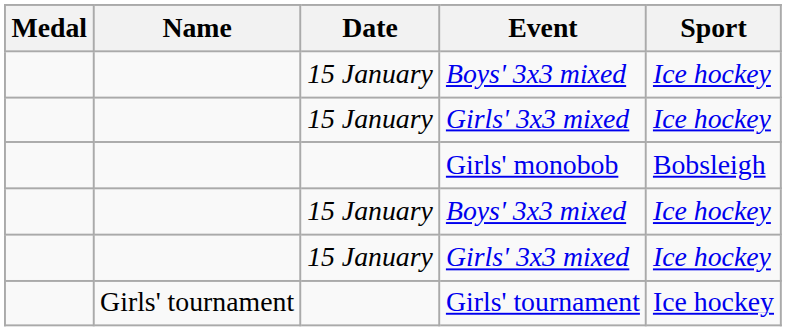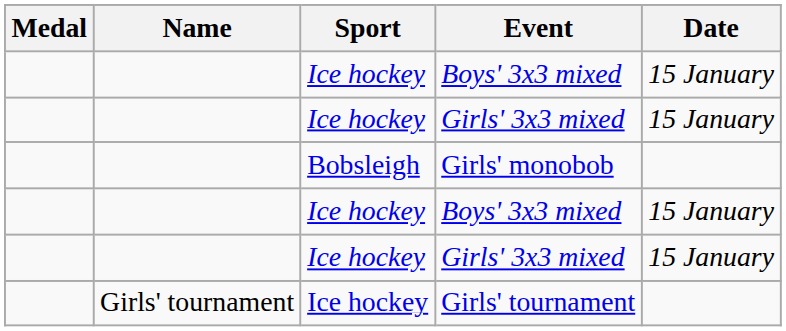columns swapped: (713, 27) <-> (370, 27)
